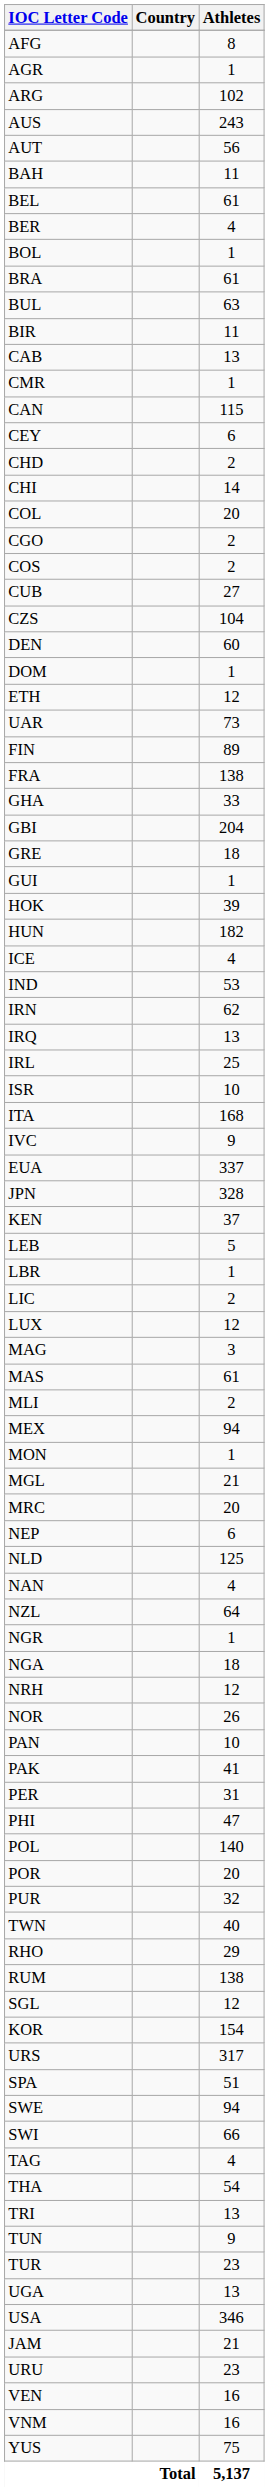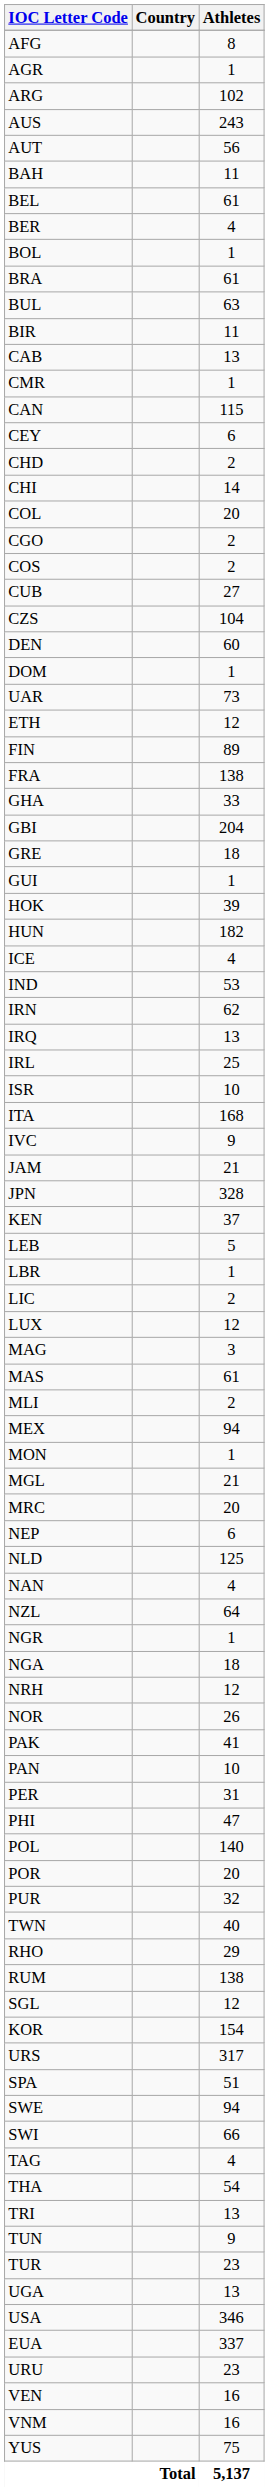rows swapped: (26, 723) <-> (24, 697)
rows swapped: (25, 2343) <-> (25, 1167)
rows swapped: (24, 1768) <-> (24, 1742)
